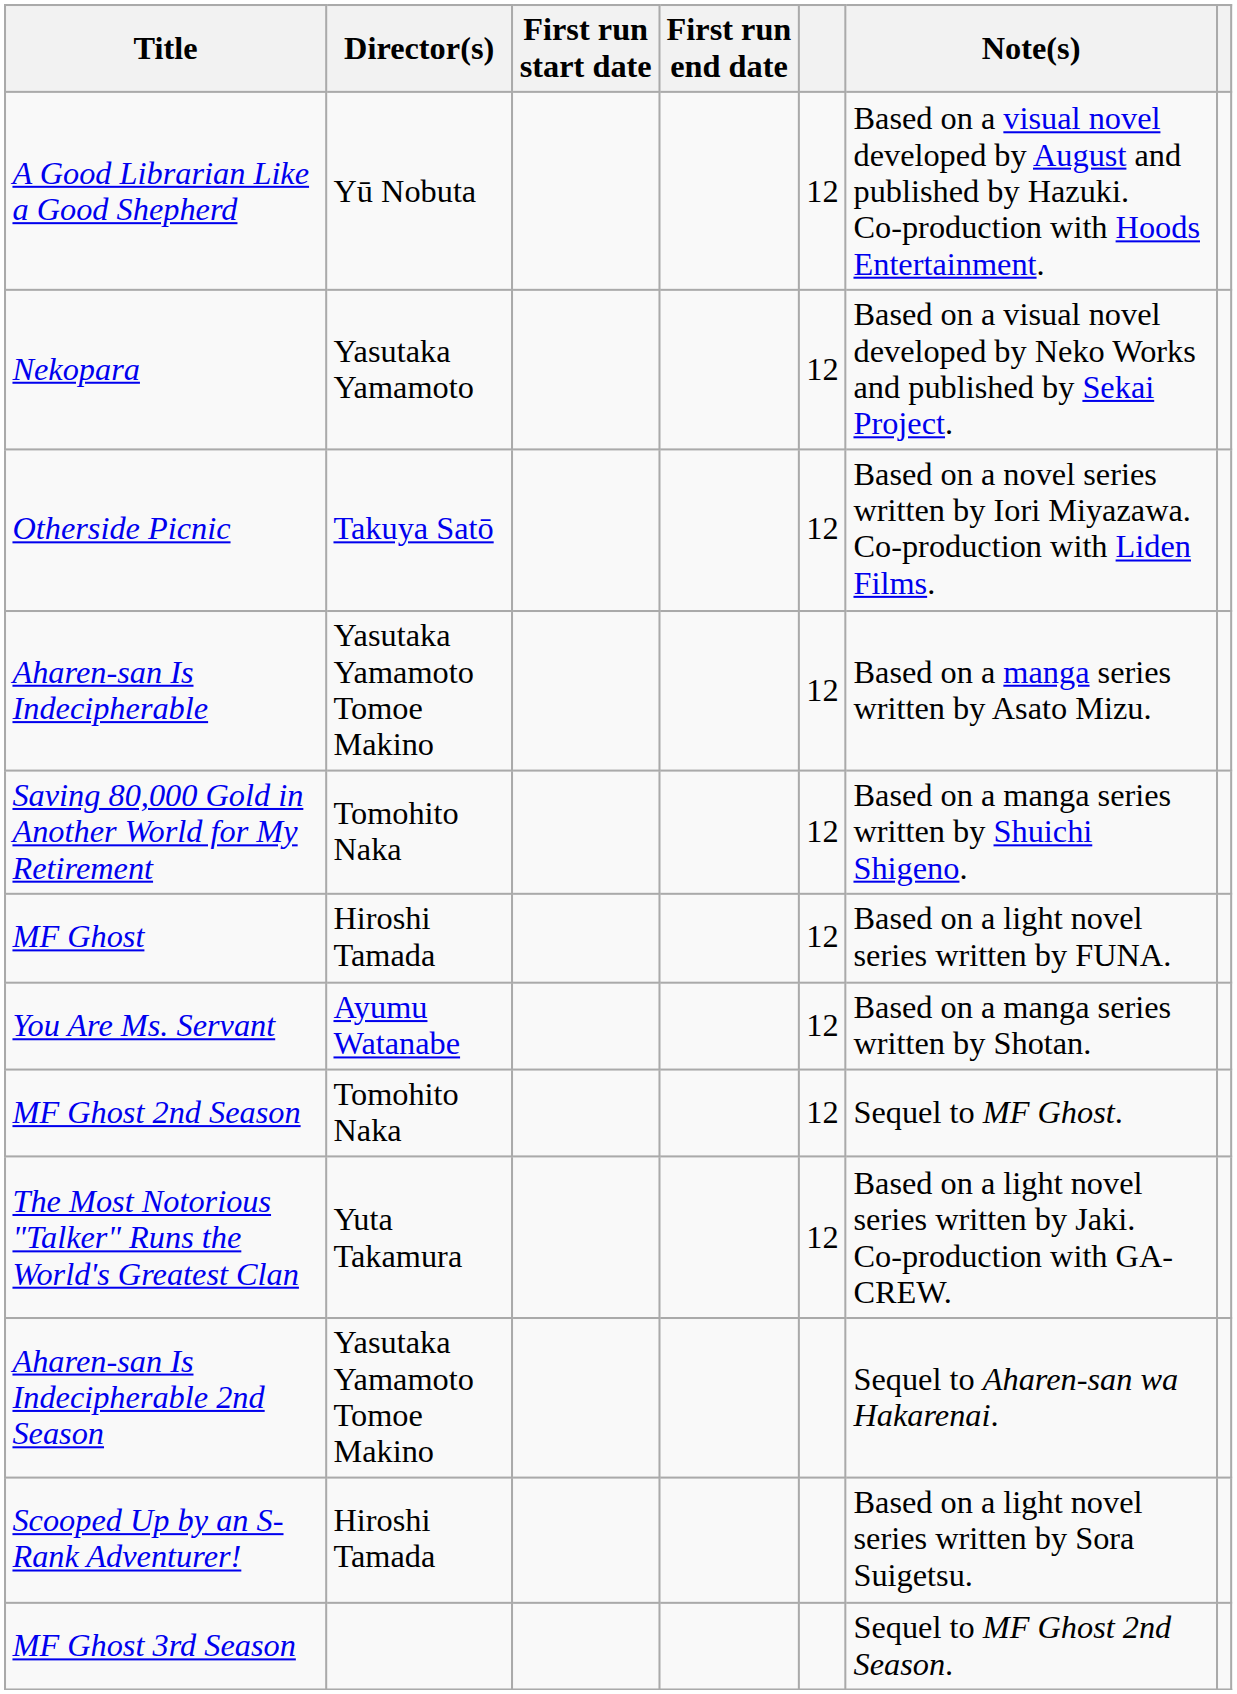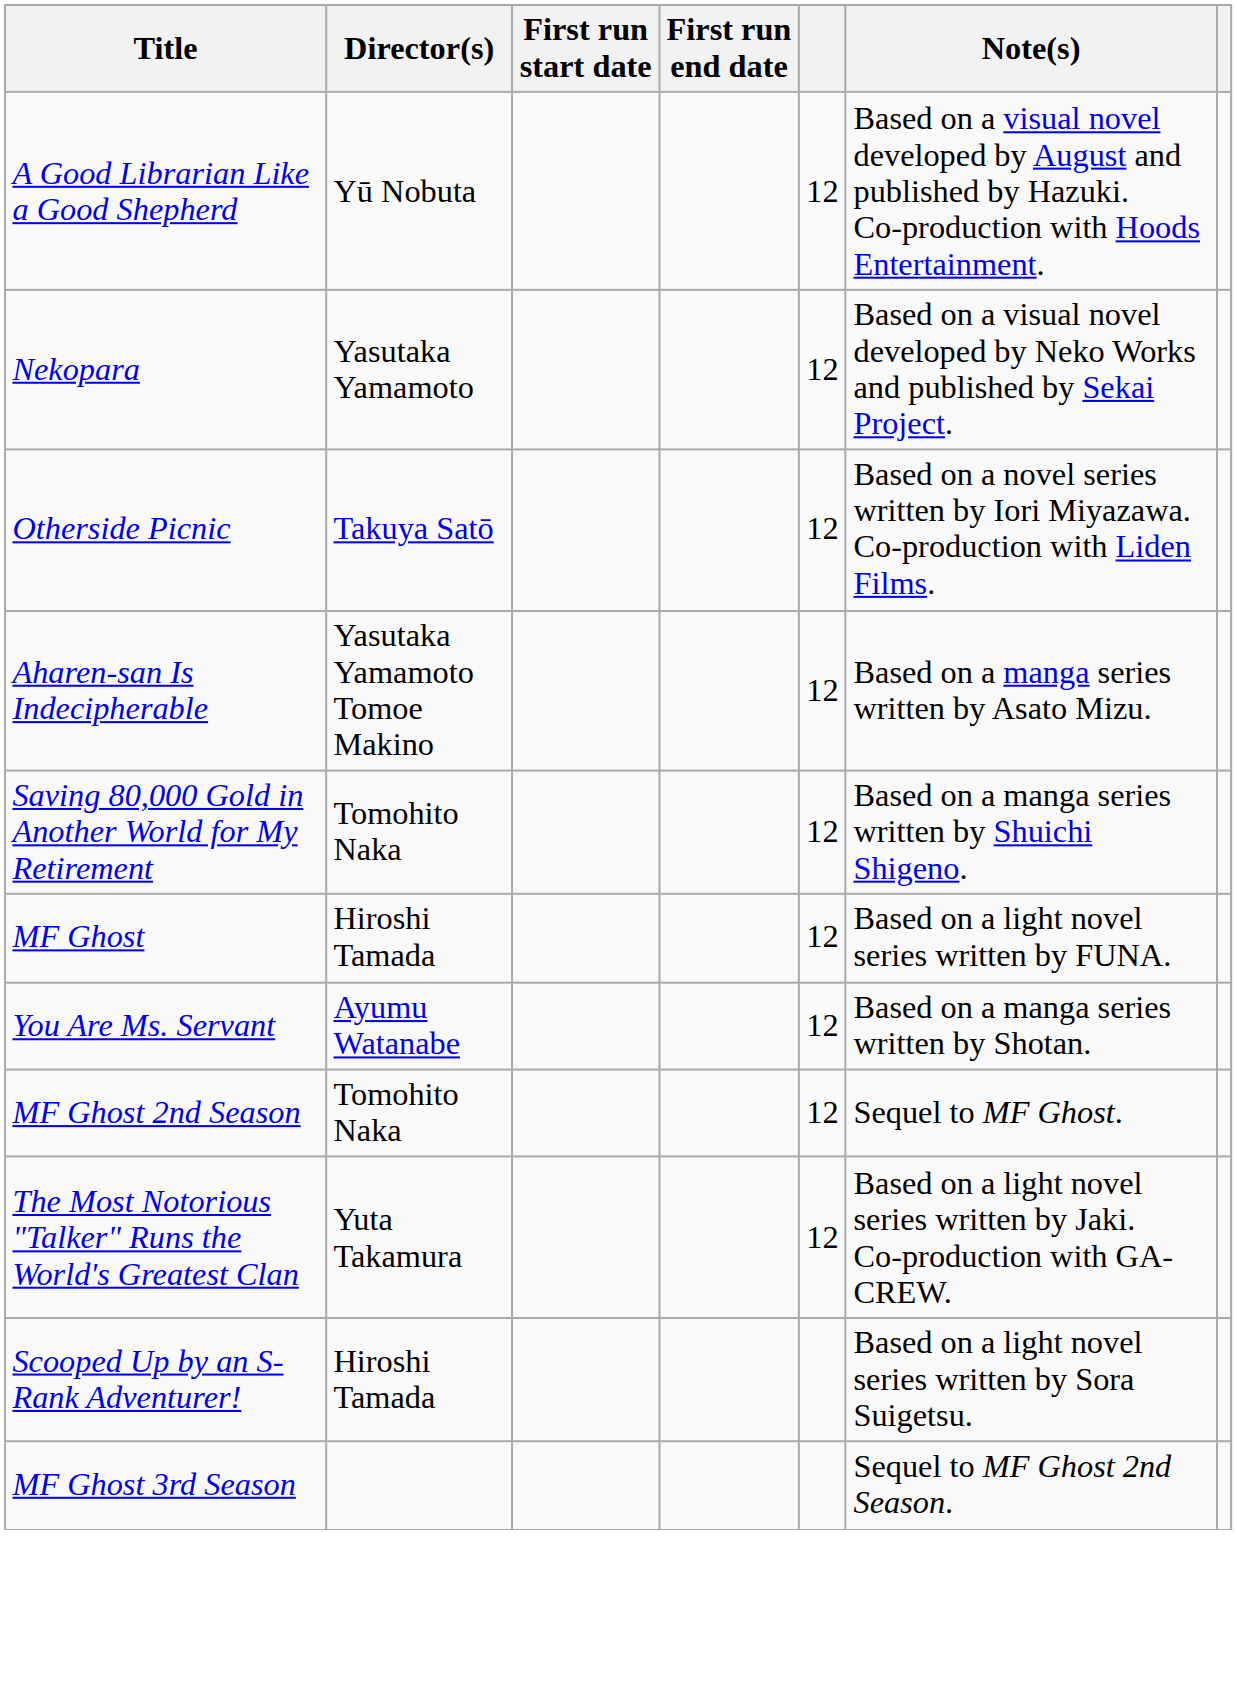- row: (139, 1397)
